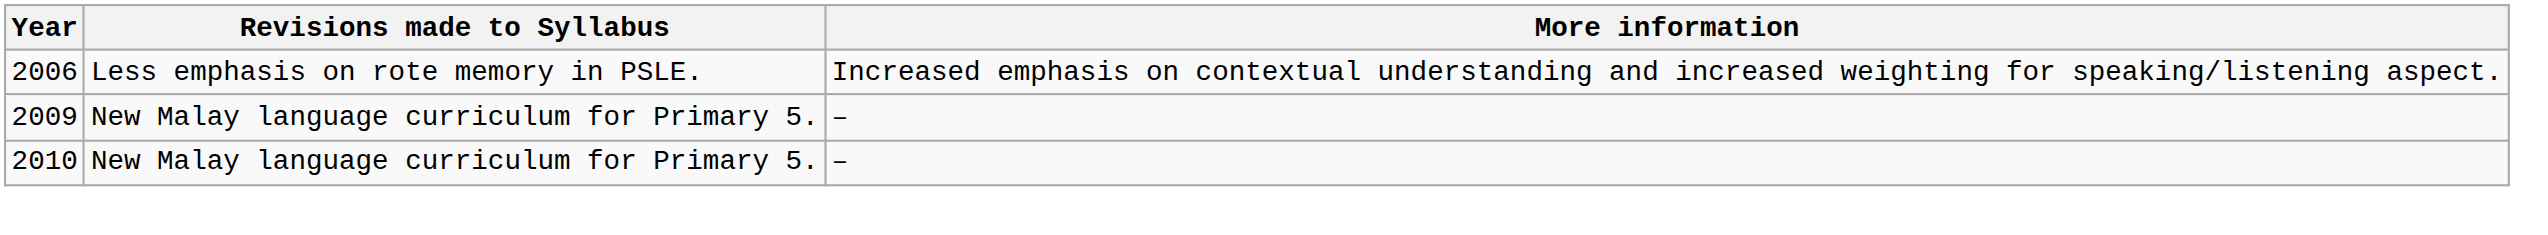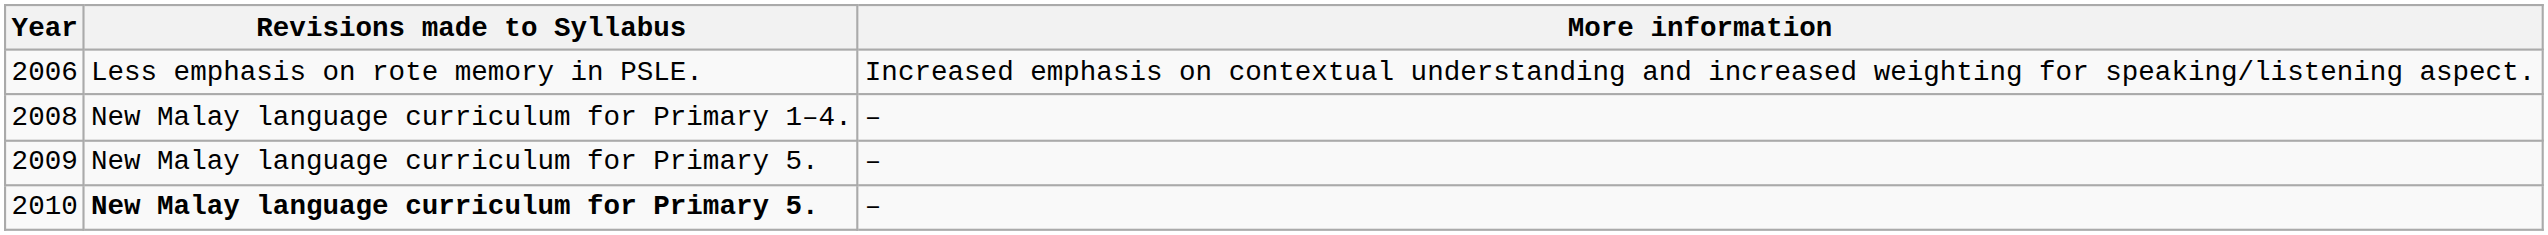+ row: (45, 117)
(455, 162) normal -> (455, 207) bold
